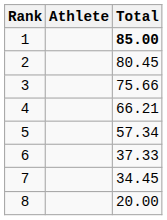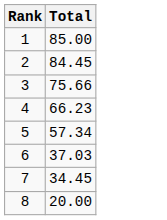- column: (79, 16)
(137, 40) bold -> (71, 40) normal
(137, 63) 80.45 -> (71, 63) 84.45
(137, 109) 66.21 -> (71, 109) 66.23
(137, 156) 37.33 -> (71, 156) 37.03
